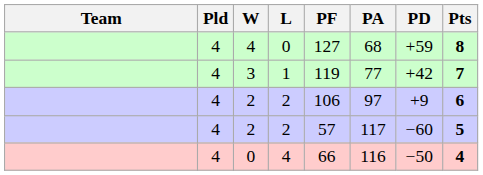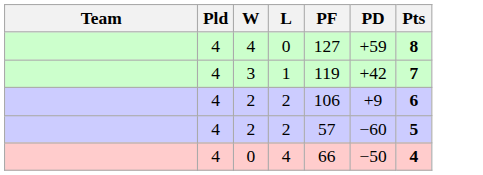- column: (373, 18)
